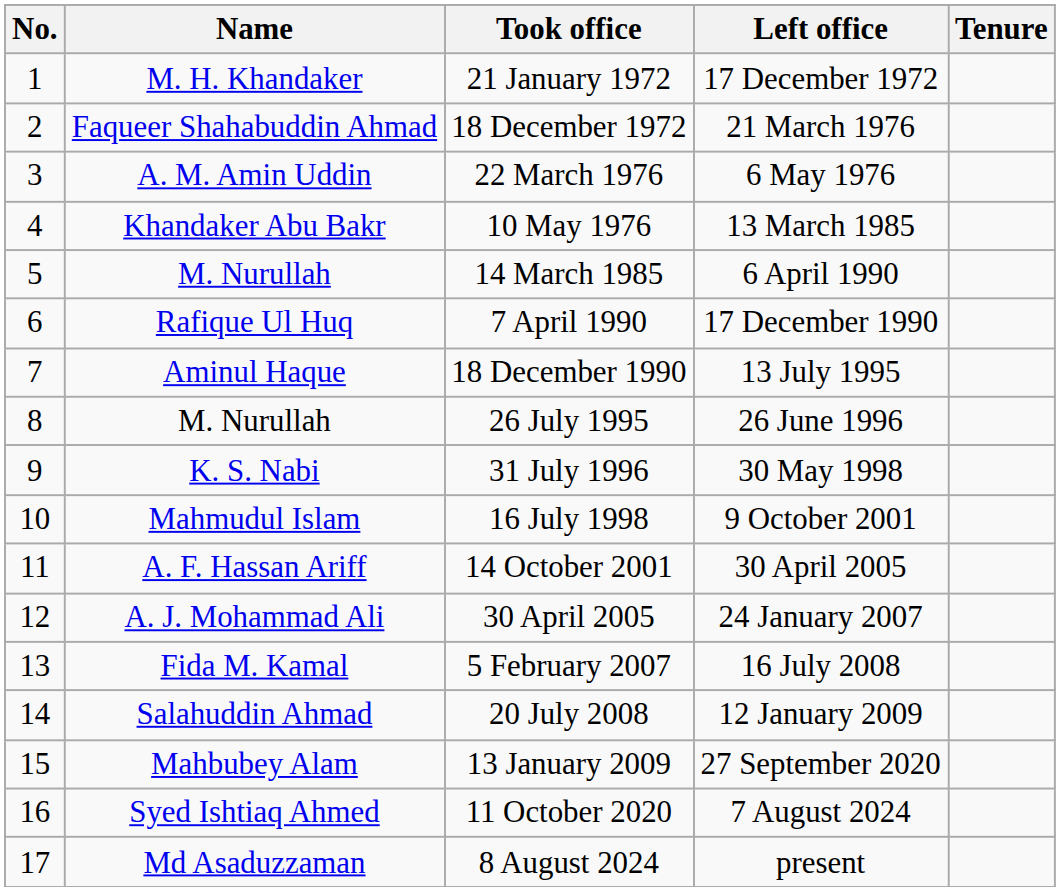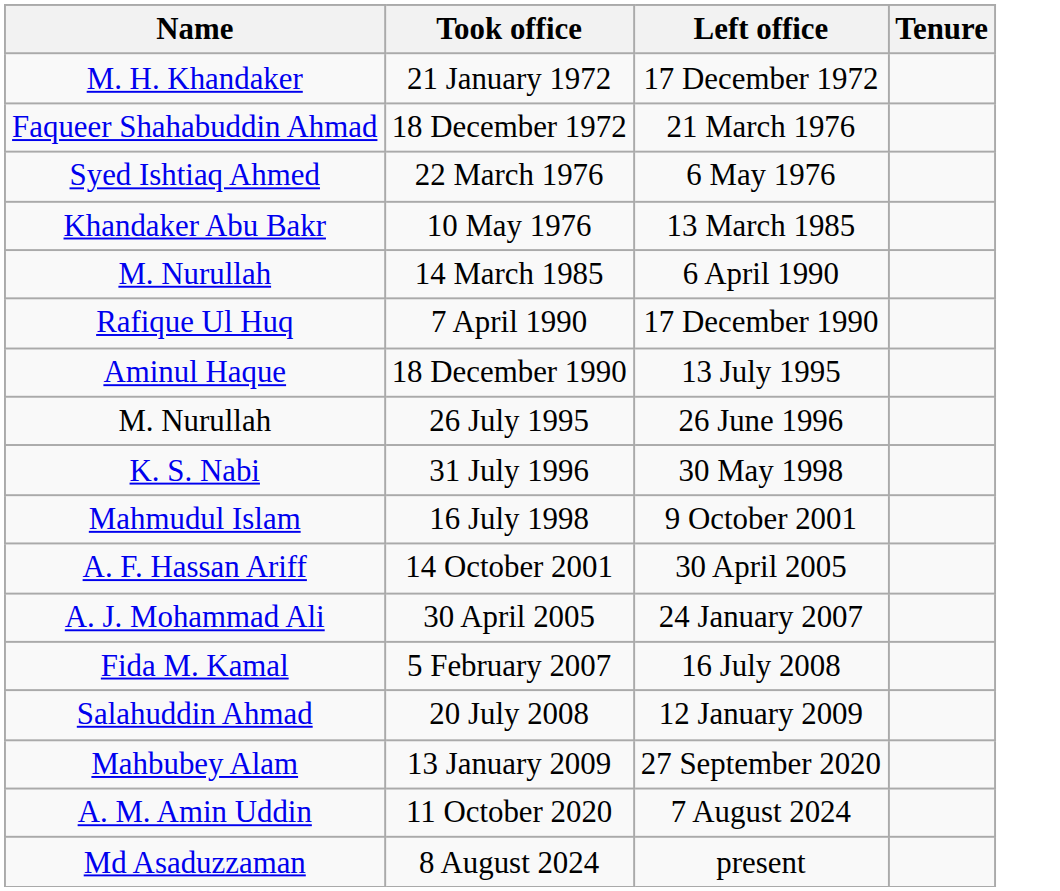- column: (35, 28)
(254, 175) A. M. Amin Uddin -> (195, 175) Syed Ishtiaq Ahmed
(254, 812) Syed Ishtiaq Ahmed -> (195, 812) A. M. Amin Uddin
